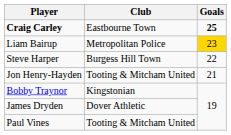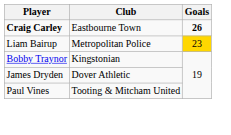(212, 28) 25 -> (197, 28) 26
- row: (33, 59)
- row: (44, 75)
